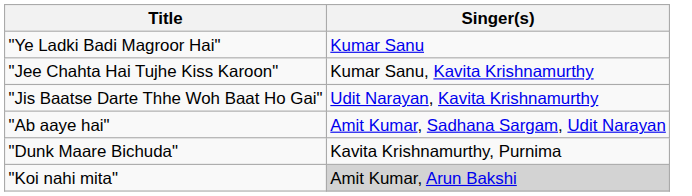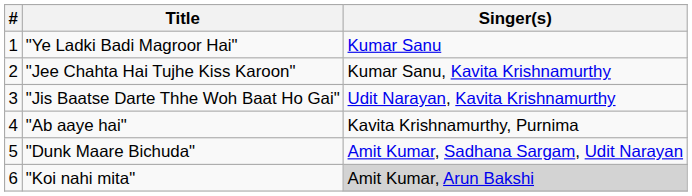+ column: (13, 18)
(498, 125) Amit Kumar, Sadhana Sargam, Udit Narayan -> (463, 125) Kavita Krishnamurthy, Purnima
(446, 152) Kavita Krishnamurthy, Purnima -> (515, 152) Amit Kumar, Sadhana Sargam, Udit Narayan
